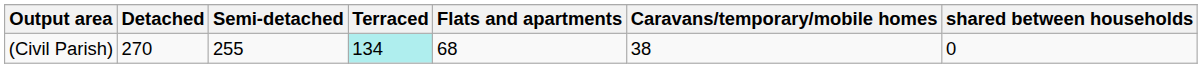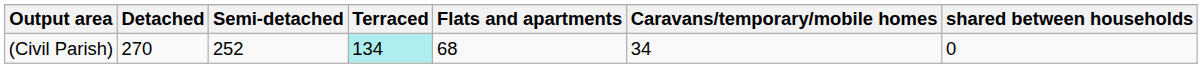(228, 48) 255 -> (228, 48) 252
(641, 48) 38 -> (641, 48) 34
